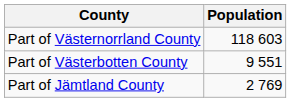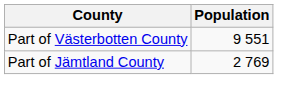- row: (104, 39)
